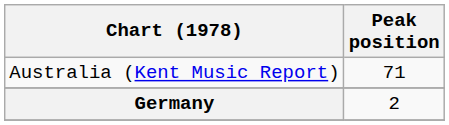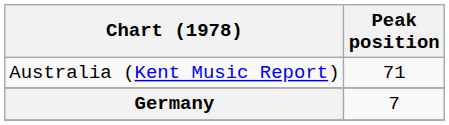(394, 104) 2 -> (394, 104) 7
